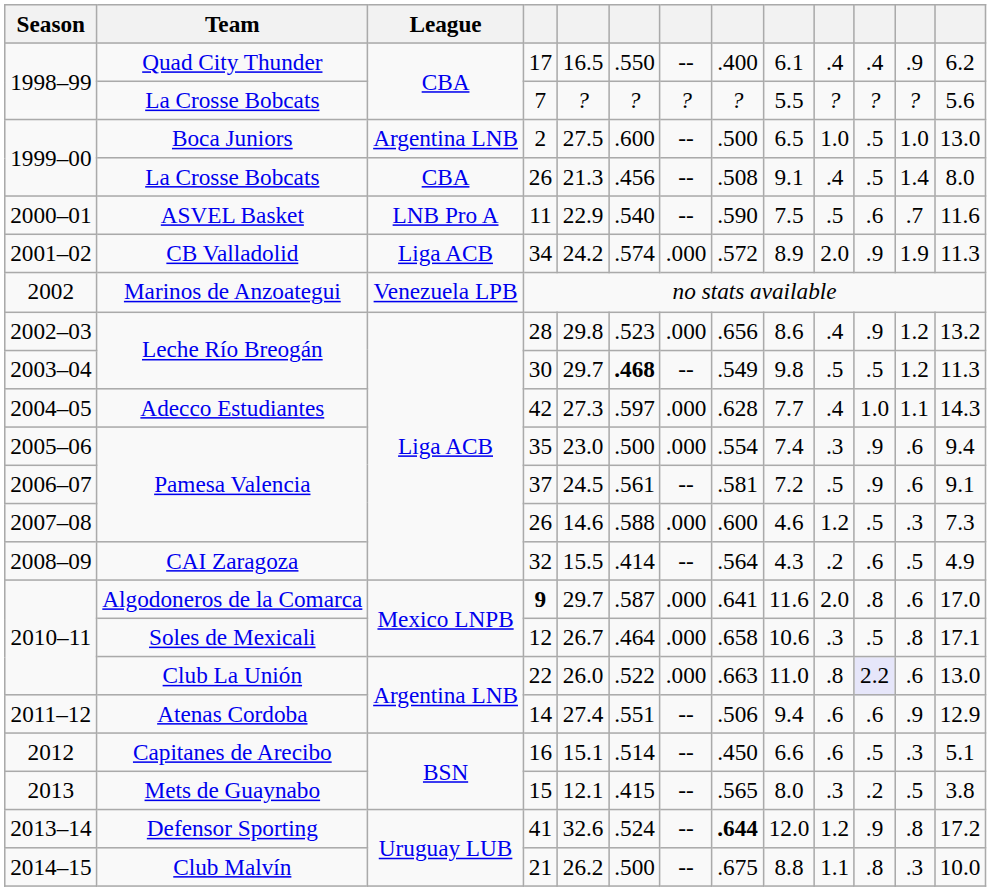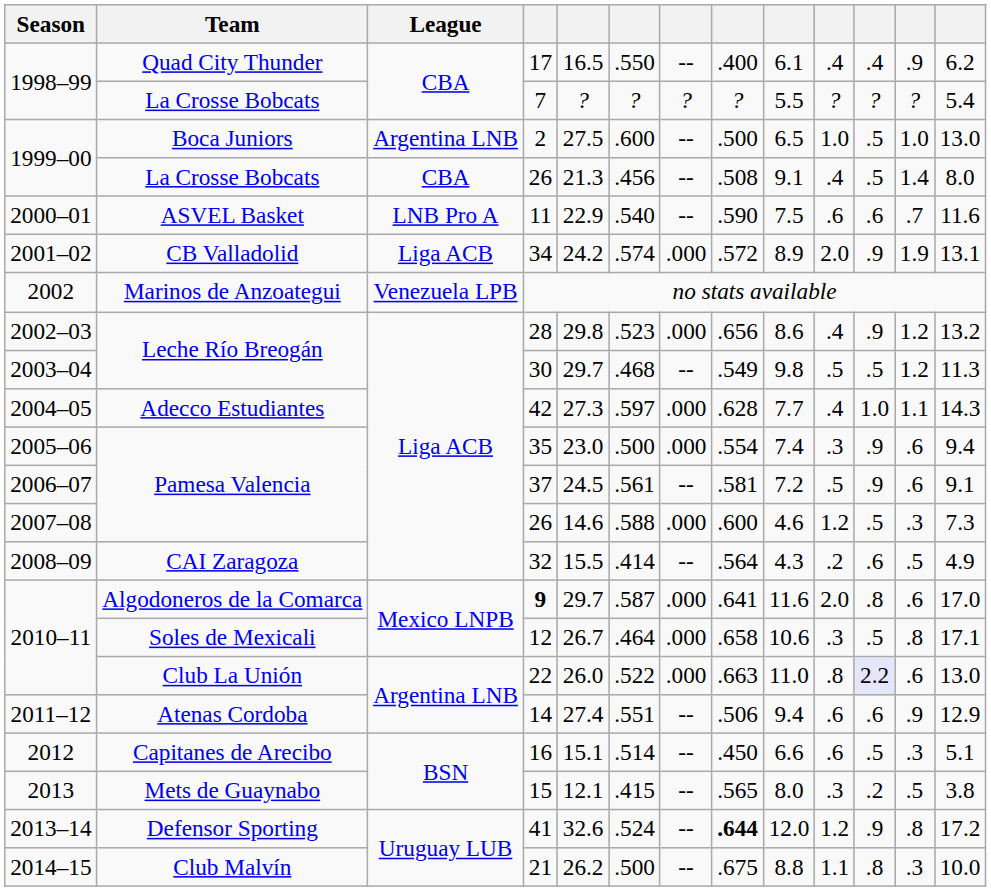(960, 100) 5.6 -> (960, 100) 5.4
(835, 215) .5 -> (835, 215) .6
(960, 253) 11.3 -> (960, 253) 13.1
(635, 368) bold -> (635, 368) normal
